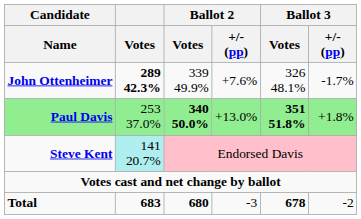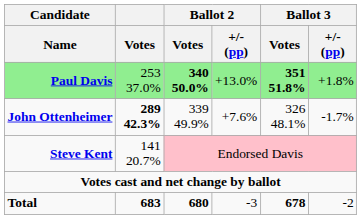rows swapped: (82, 116) <-> (60, 80)
(143, 153) paleturquoise background -> (143, 153) no background
